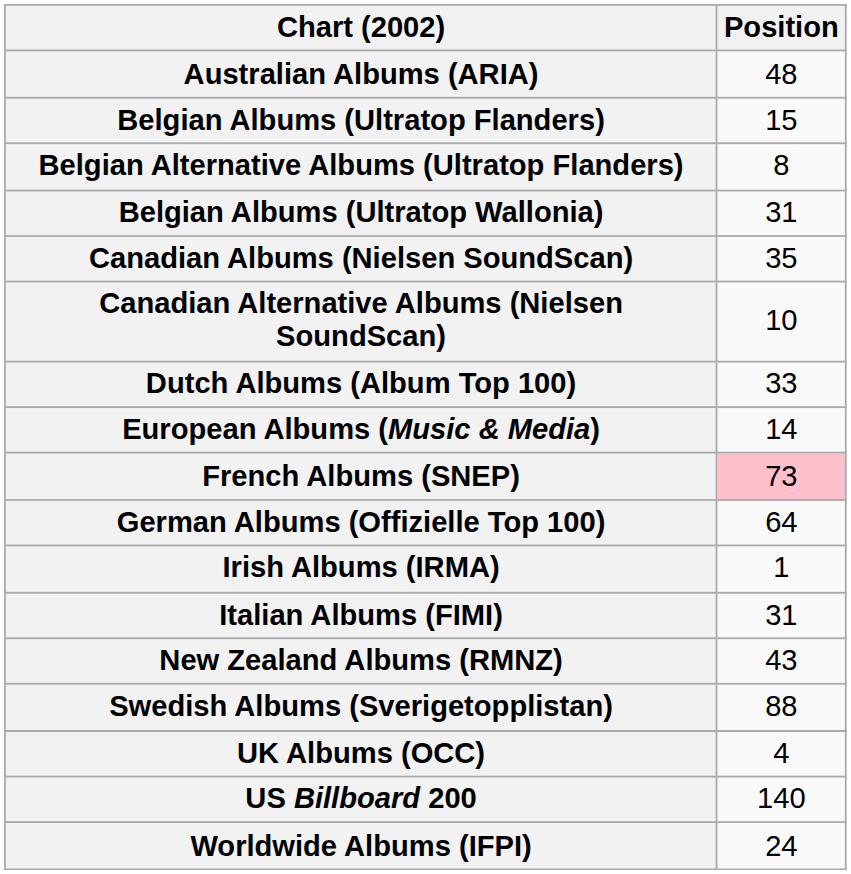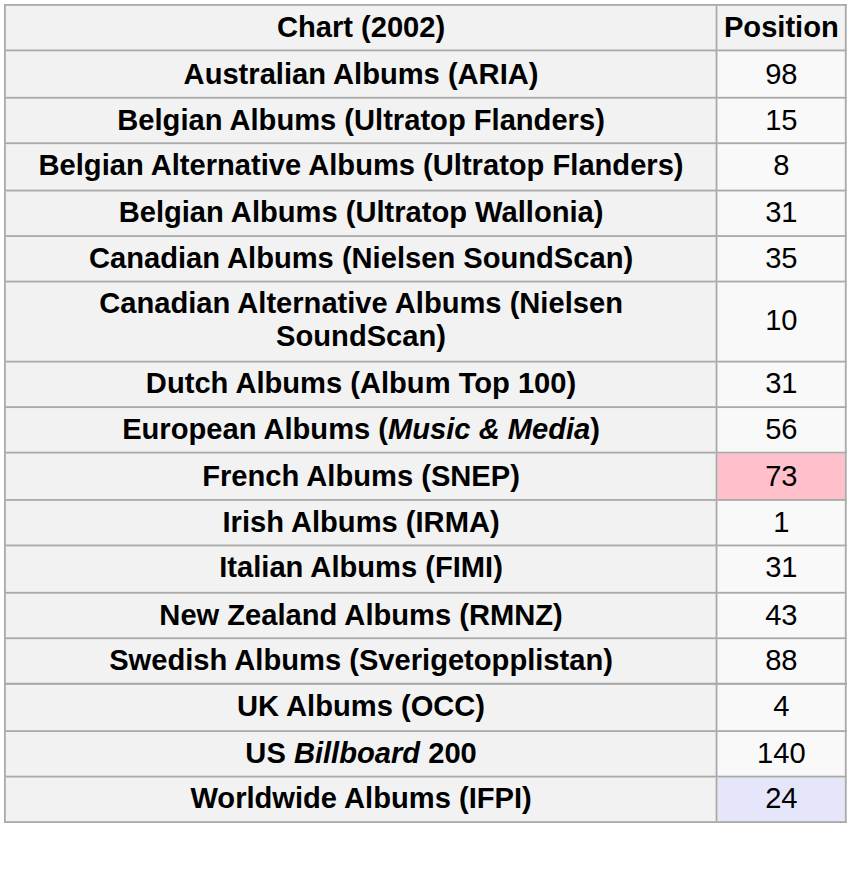(781, 73) 48 -> (781, 73) 98
(781, 383) 33 -> (781, 383) 31
(781, 429) 14 -> (781, 429) 56
- row: (361, 522)
(781, 845) no background -> (781, 799) lavender background
